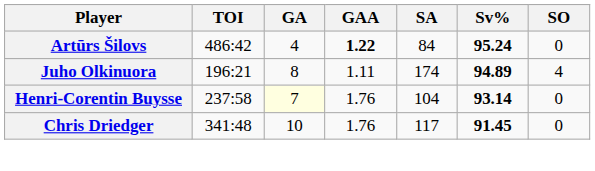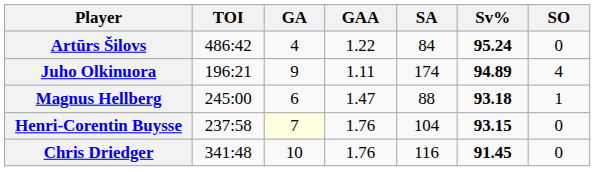(360, 44) bold -> (360, 44) normal
(294, 71) 8 -> (294, 71) 9
+ row: (99, 98)
(493, 98) 93.14 -> (493, 125) 93.15
(427, 125) 117 -> (427, 152) 116
